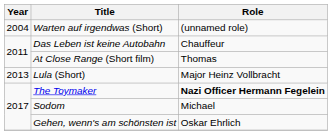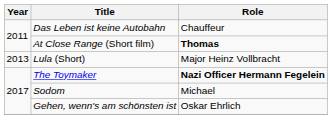- row: (98, 28)
(199, 59) normal -> (200, 43) bold
